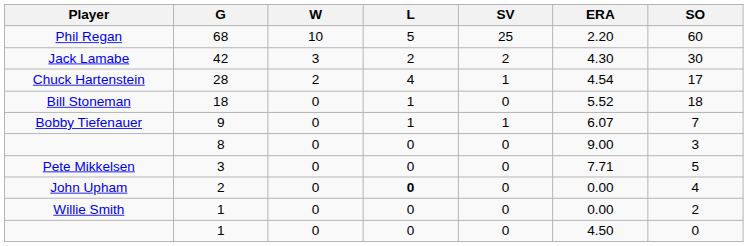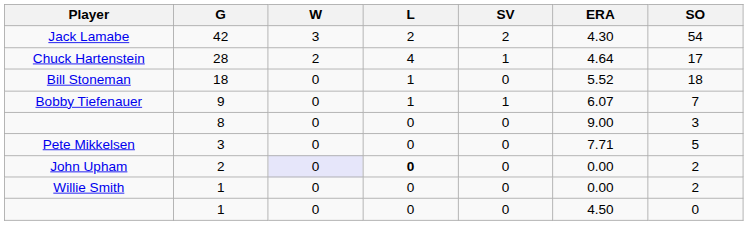- row: (89, 36)
(695, 58) 30 -> (695, 36) 54
(600, 79) 4.54 -> (600, 58) 4.64
(316, 187) no background -> (316, 166) lavender background
(695, 187) 4 -> (695, 166) 2
